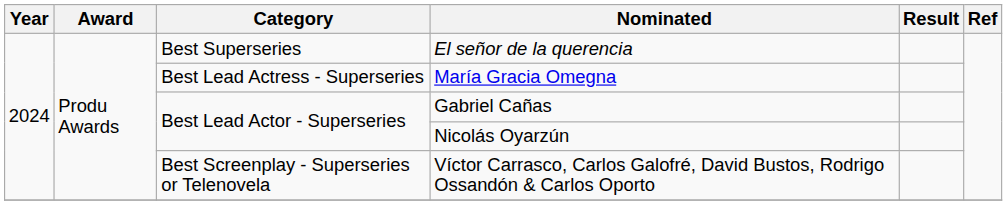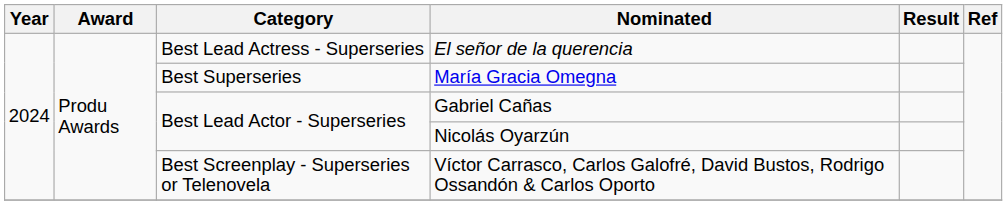(231, 48) Best Superseries -> (293, 48) Best Lead Actress - Superseries
(293, 77) Best Lead Actress - Superseries -> (231, 77) Best Superseries
